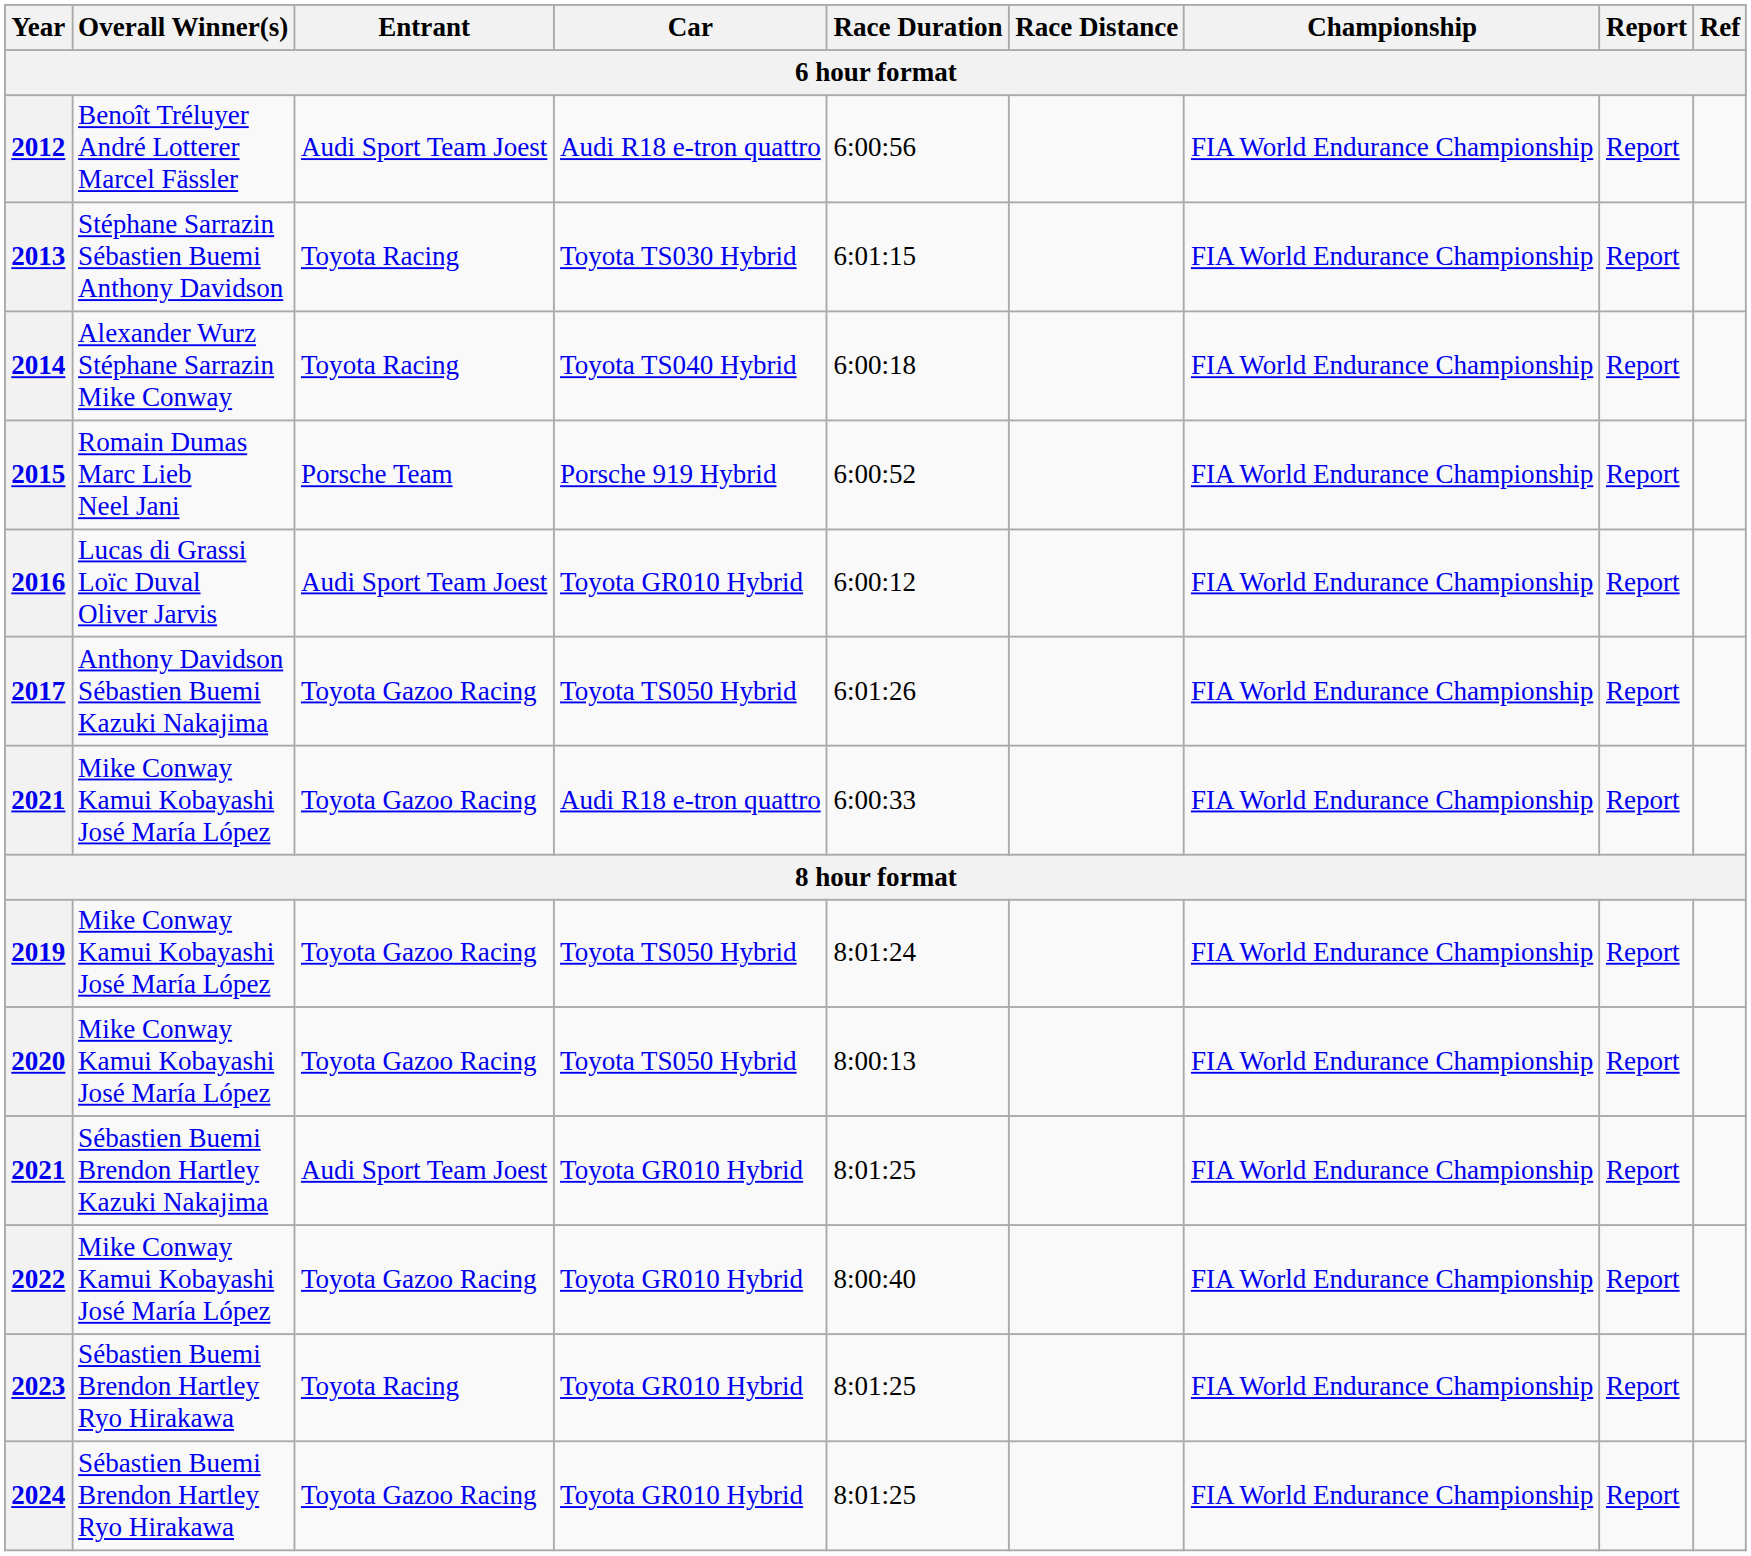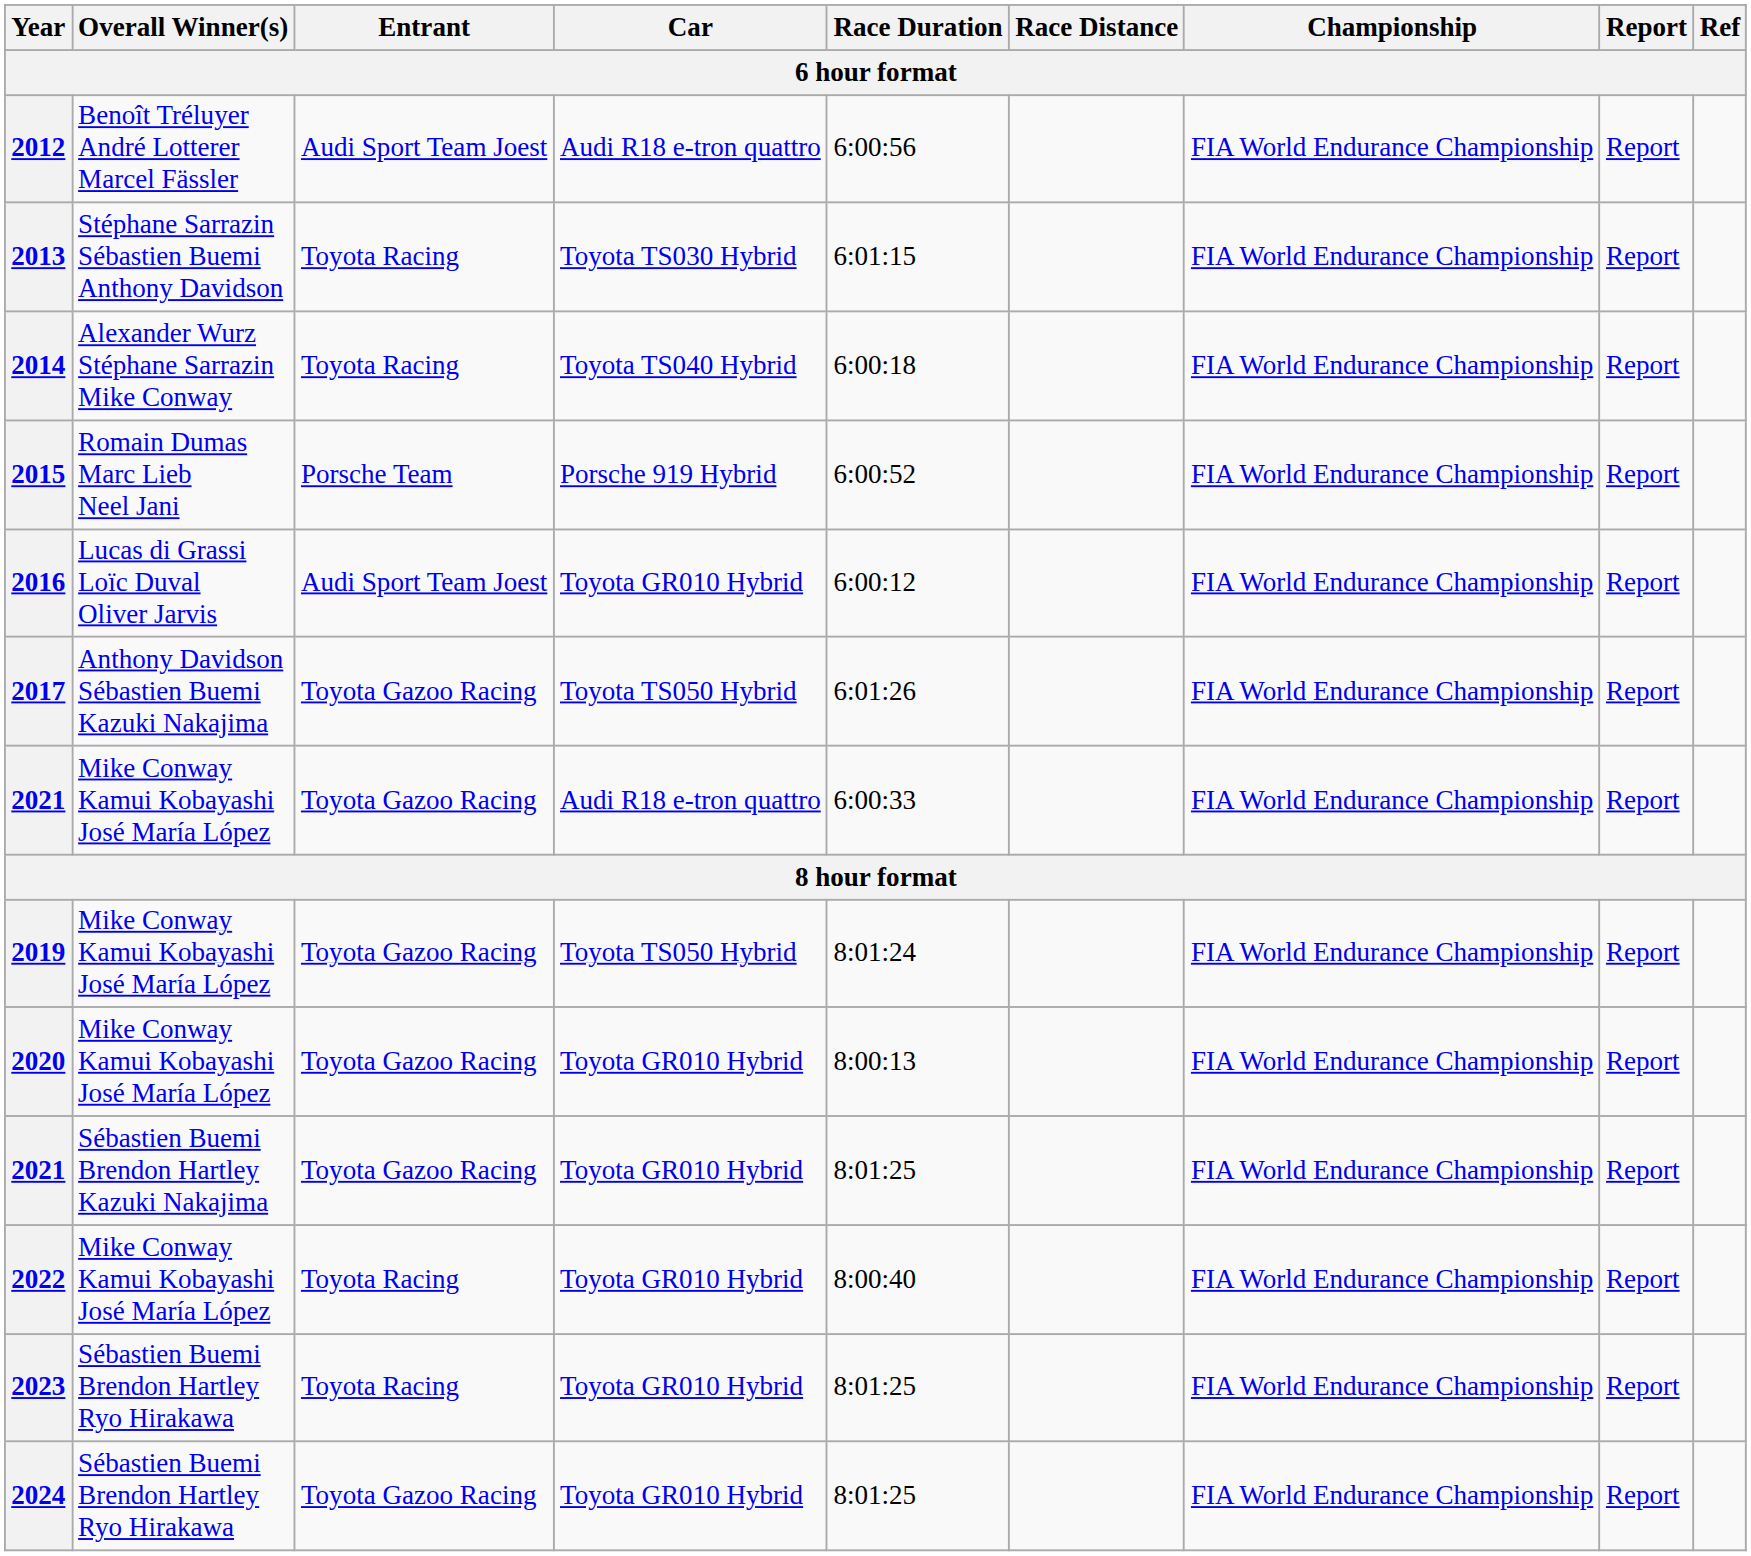(678, 1061) Toyota TS050 Hybrid -> (682, 1061) Toyota GR010 Hybrid
(424, 1170) Audi Sport Team Joest -> (419, 1170) Toyota Gazoo Racing
(419, 1278) Toyota Gazoo Racing -> (380, 1278) Toyota Racing
